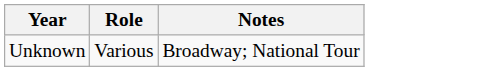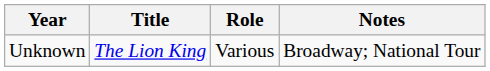+ column: (150, 19)
